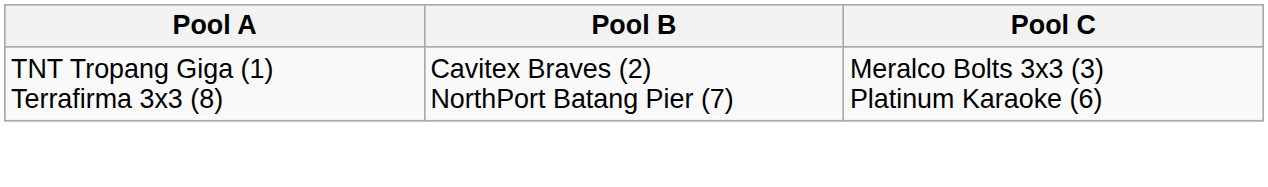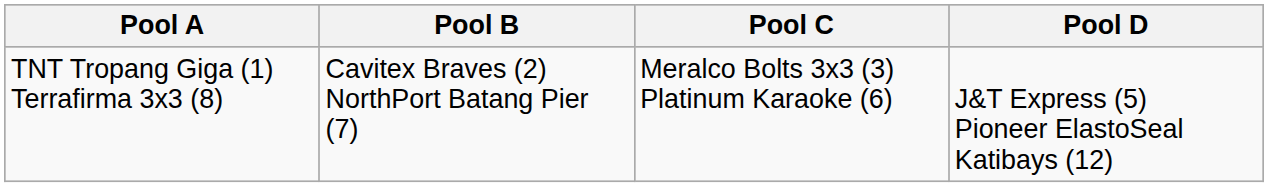+ column: (1106, 25)
